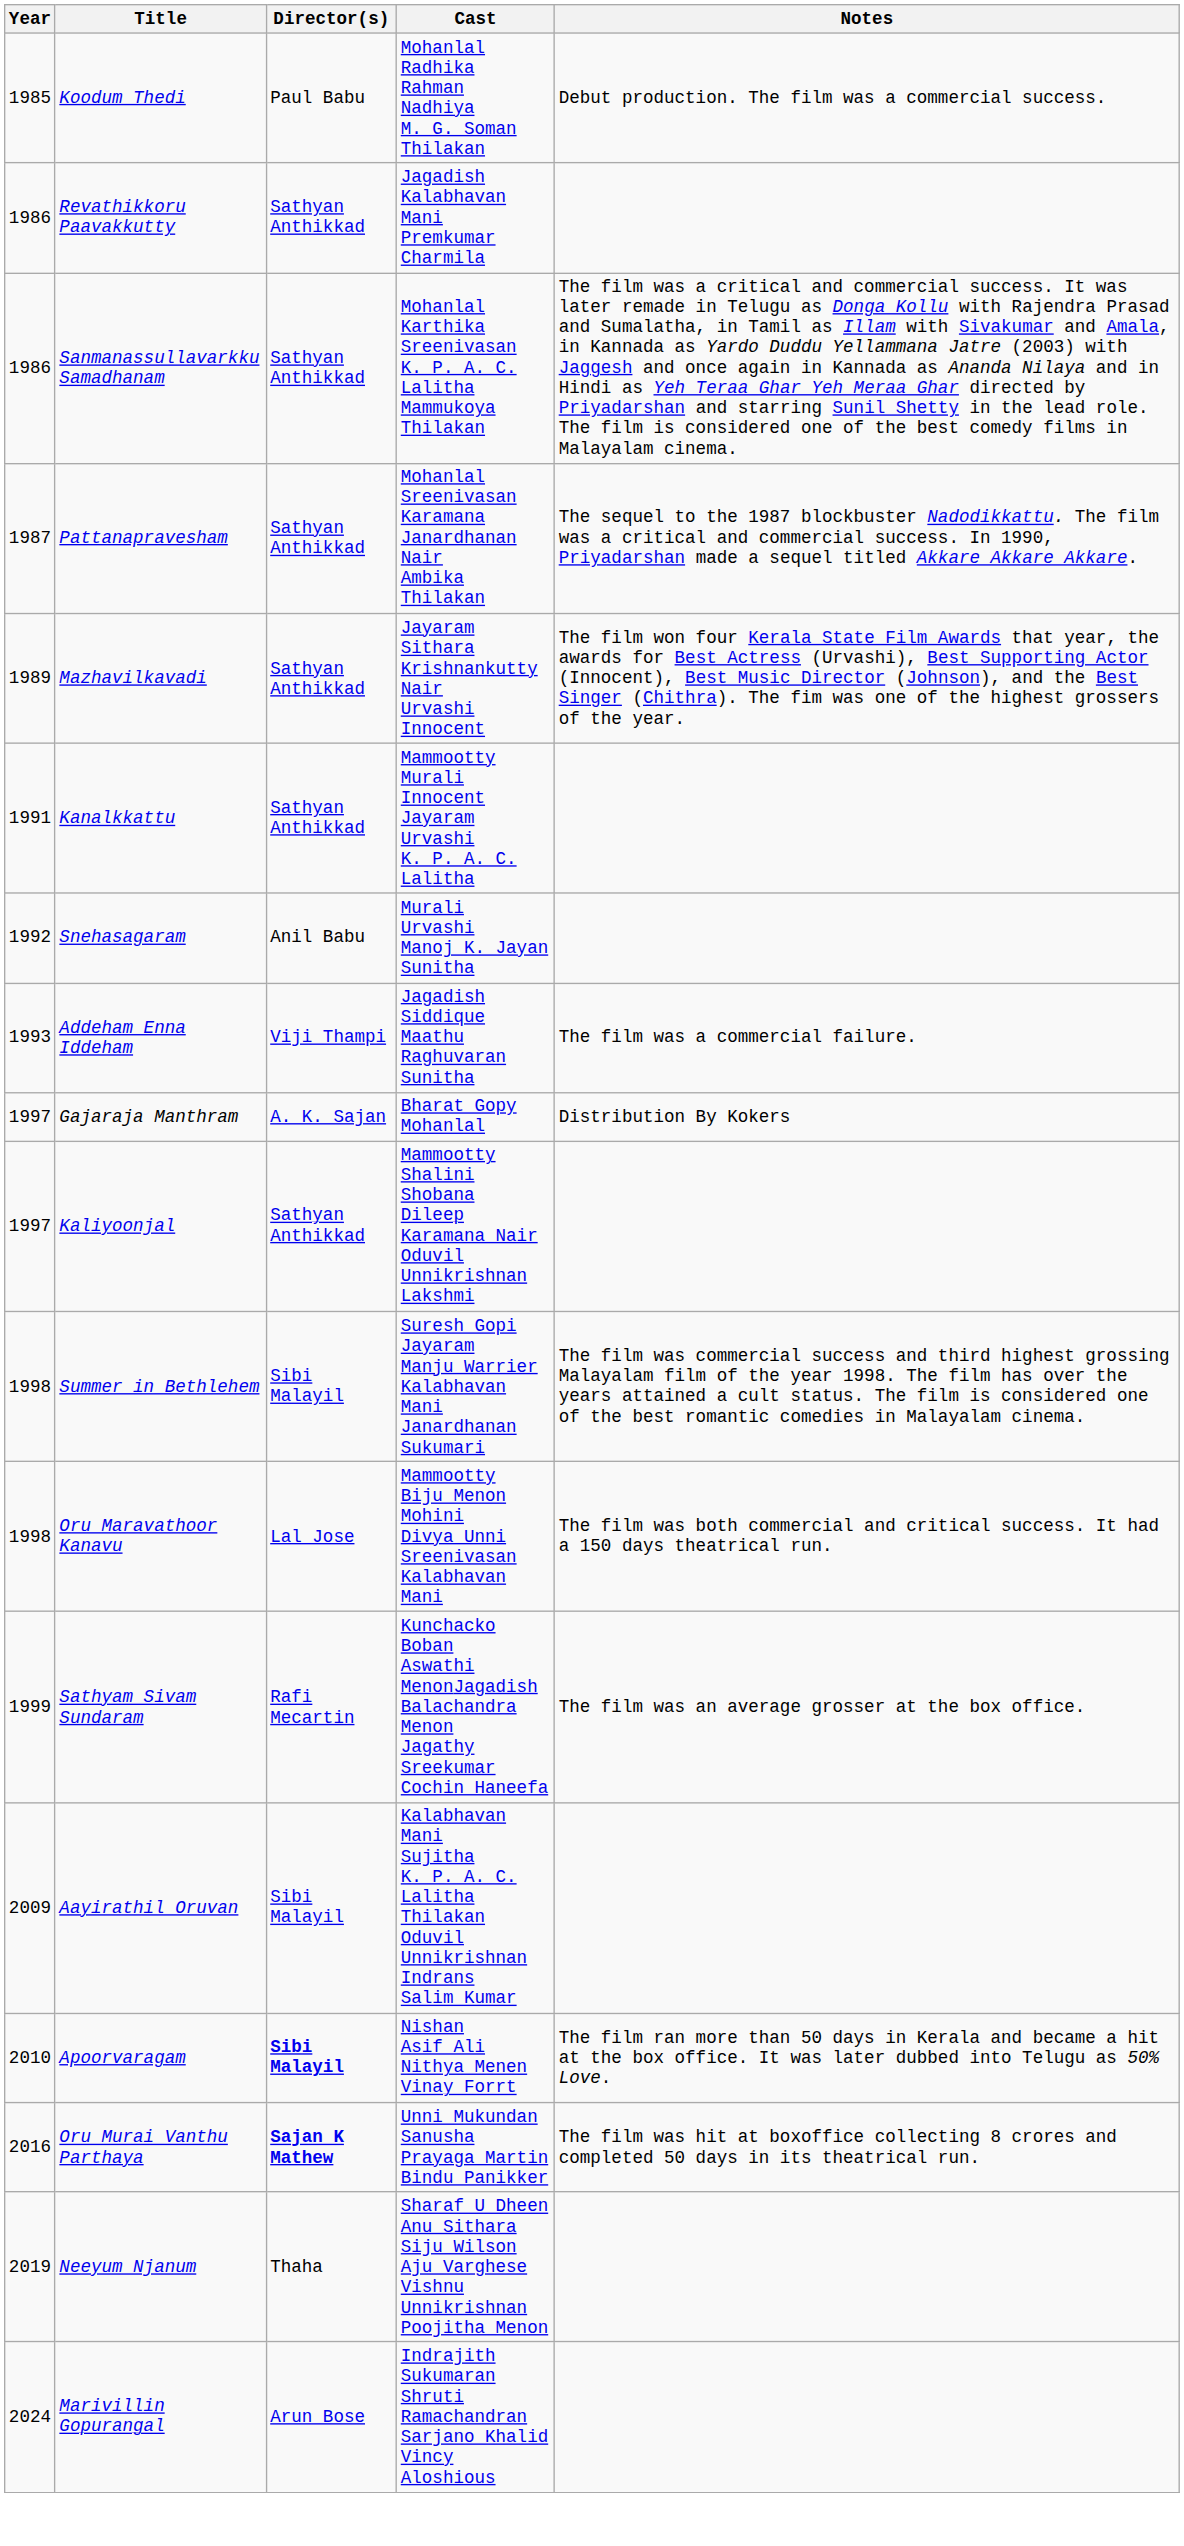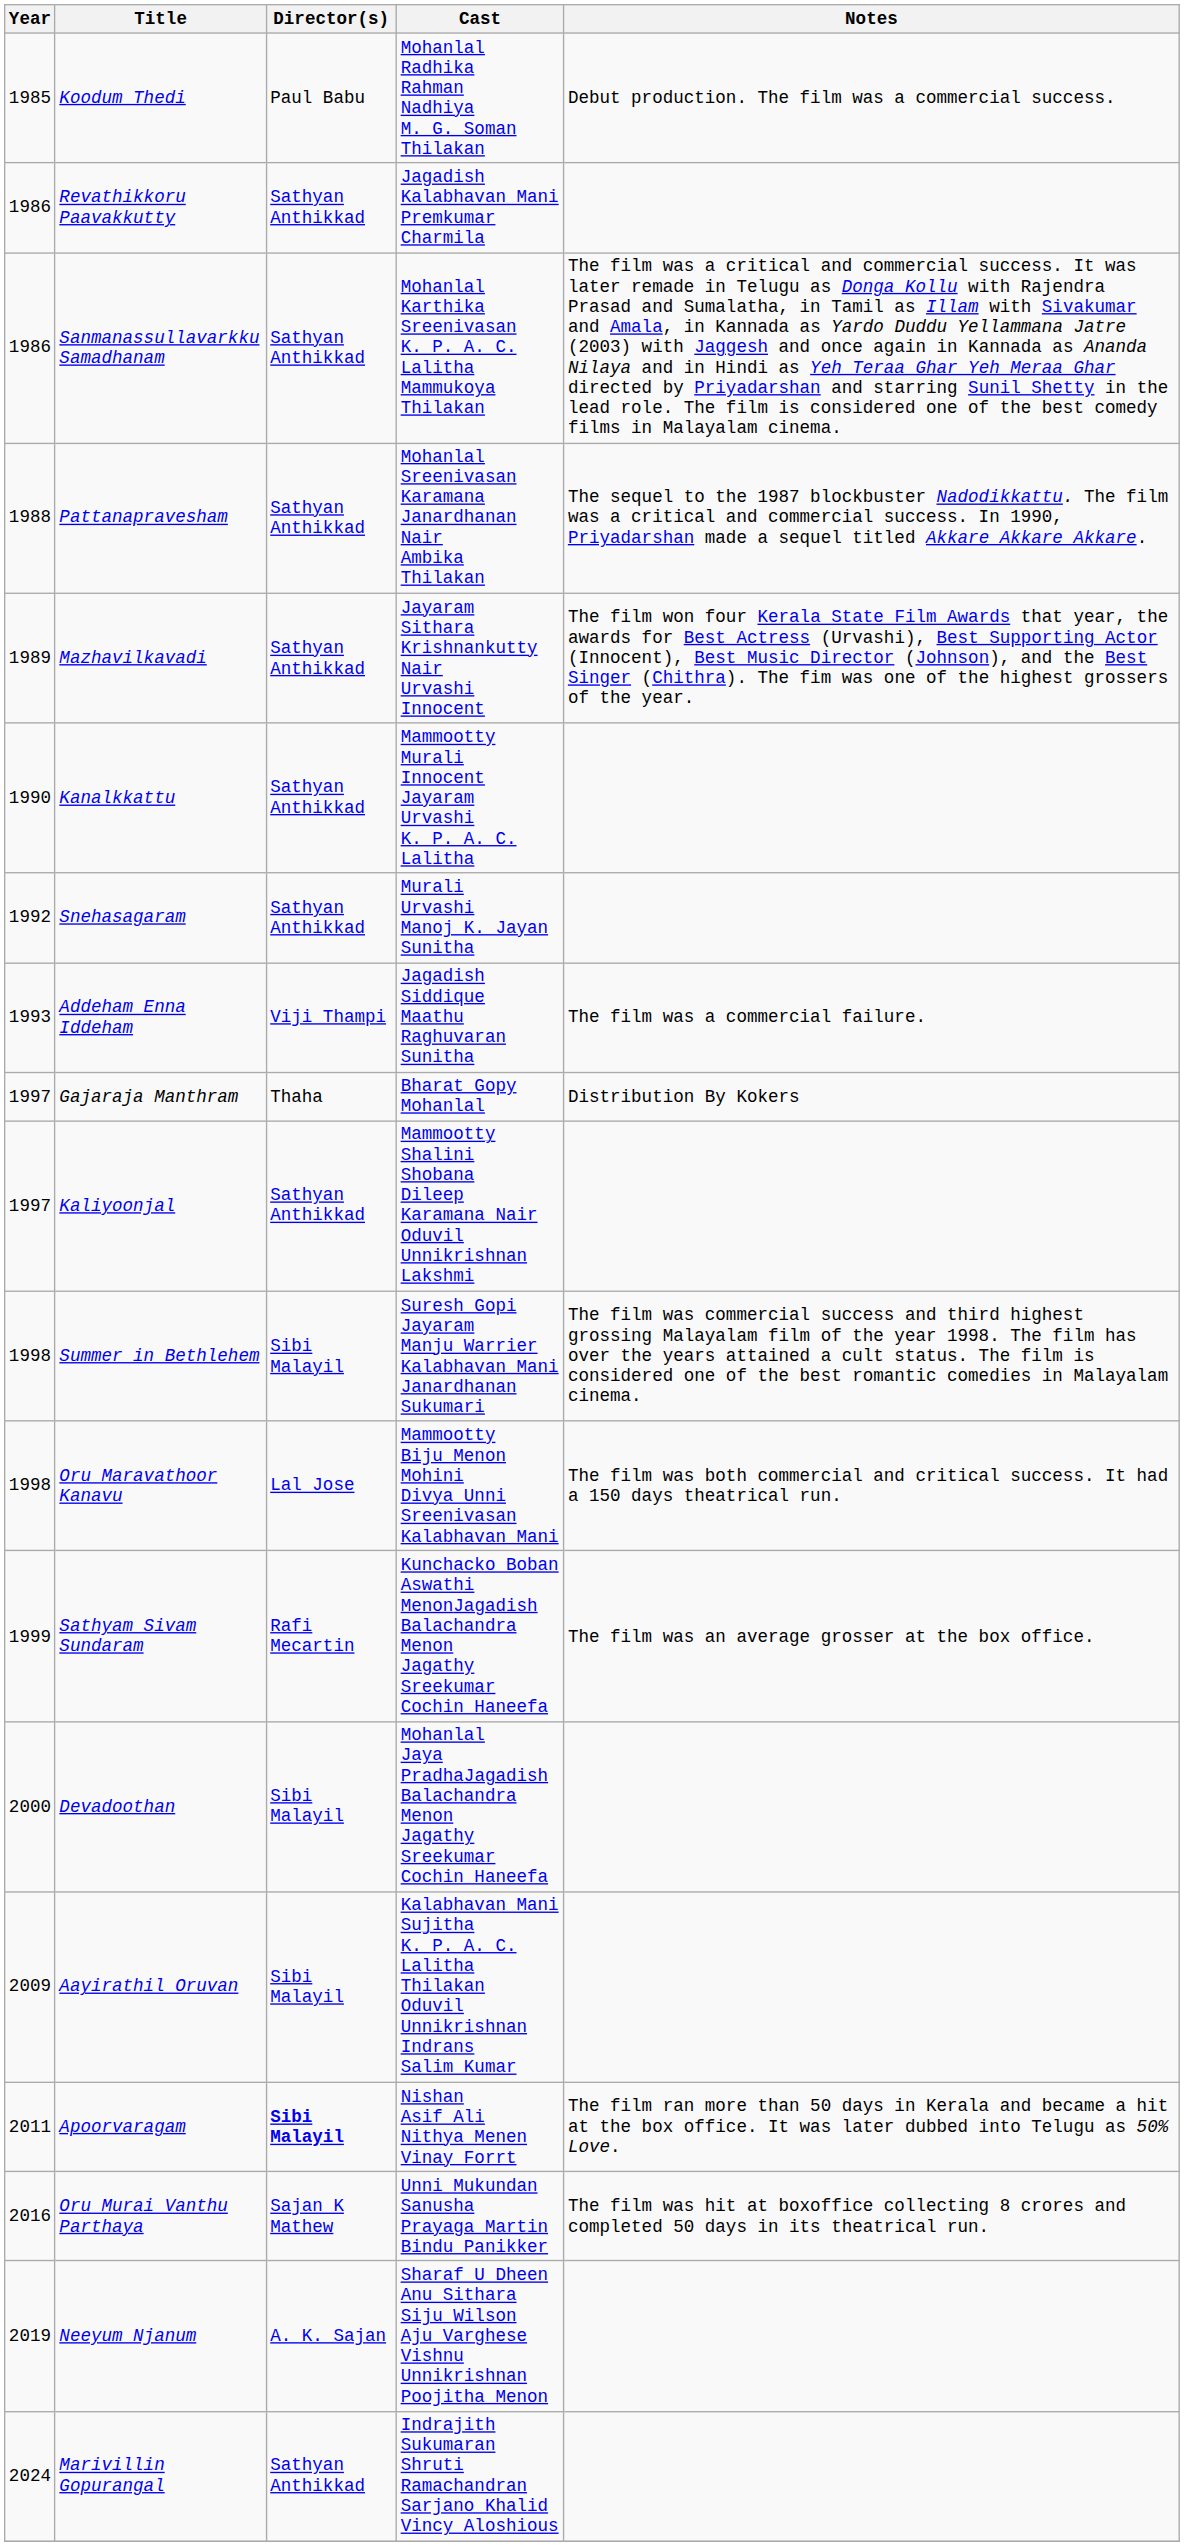(30, 538) 1987 -> (30, 518) 1988
(30, 818) 1991 -> (30, 798) 1990
(318, 938) Anil Babu -> (318, 918) Sathyan Anthikkad
(328, 1117) A. K. Sajan -> (297, 1097) Thaha
+ row: (117, 1807)
(30, 2058) 2010 -> (30, 2127) 2011
(307, 2147) bold -> (307, 2216) normal
(297, 2267) Thaha -> (328, 2336) A. K. Sajan
(318, 2417) Arun Bose -> (318, 2476) Sathyan Anthikkad
